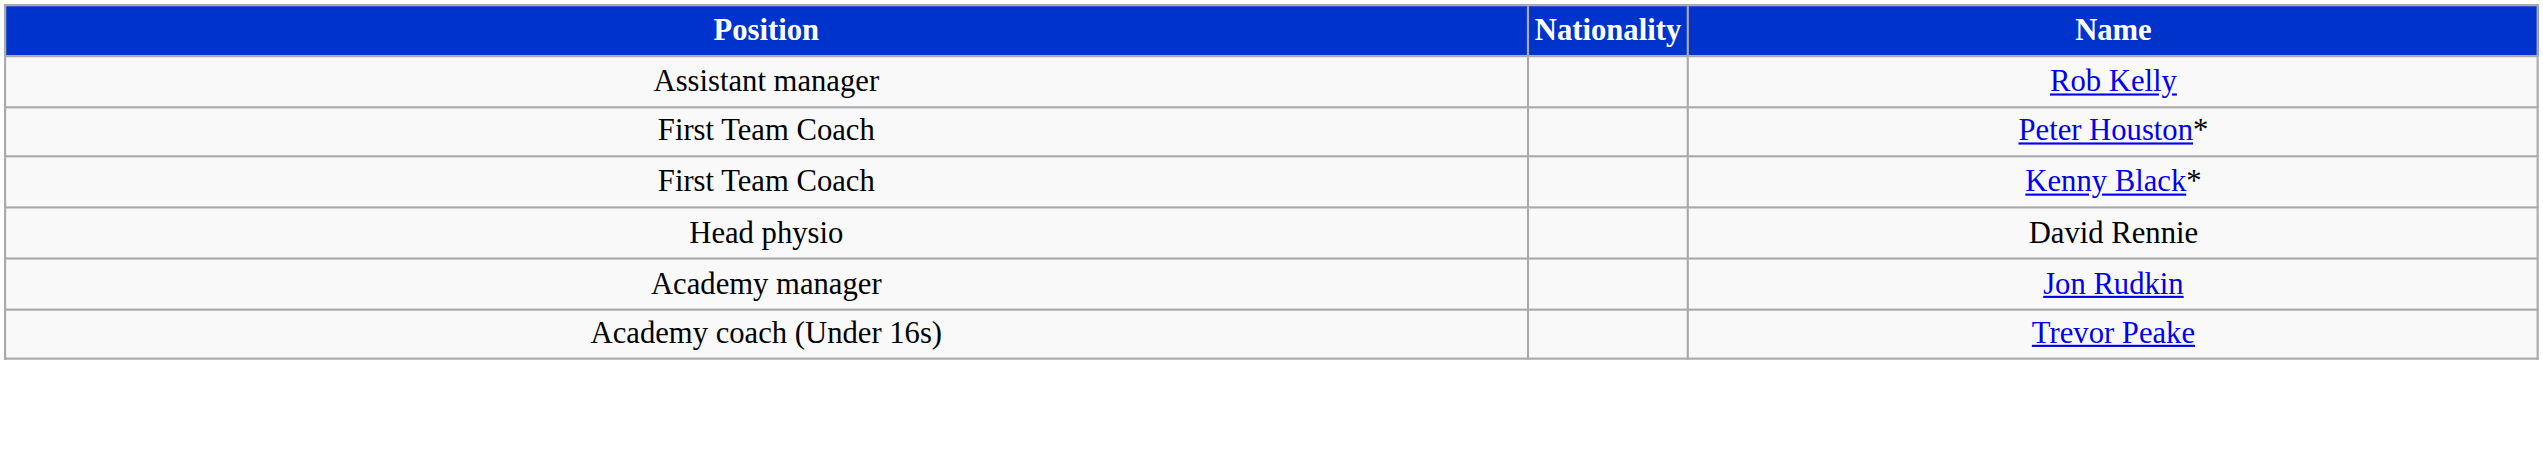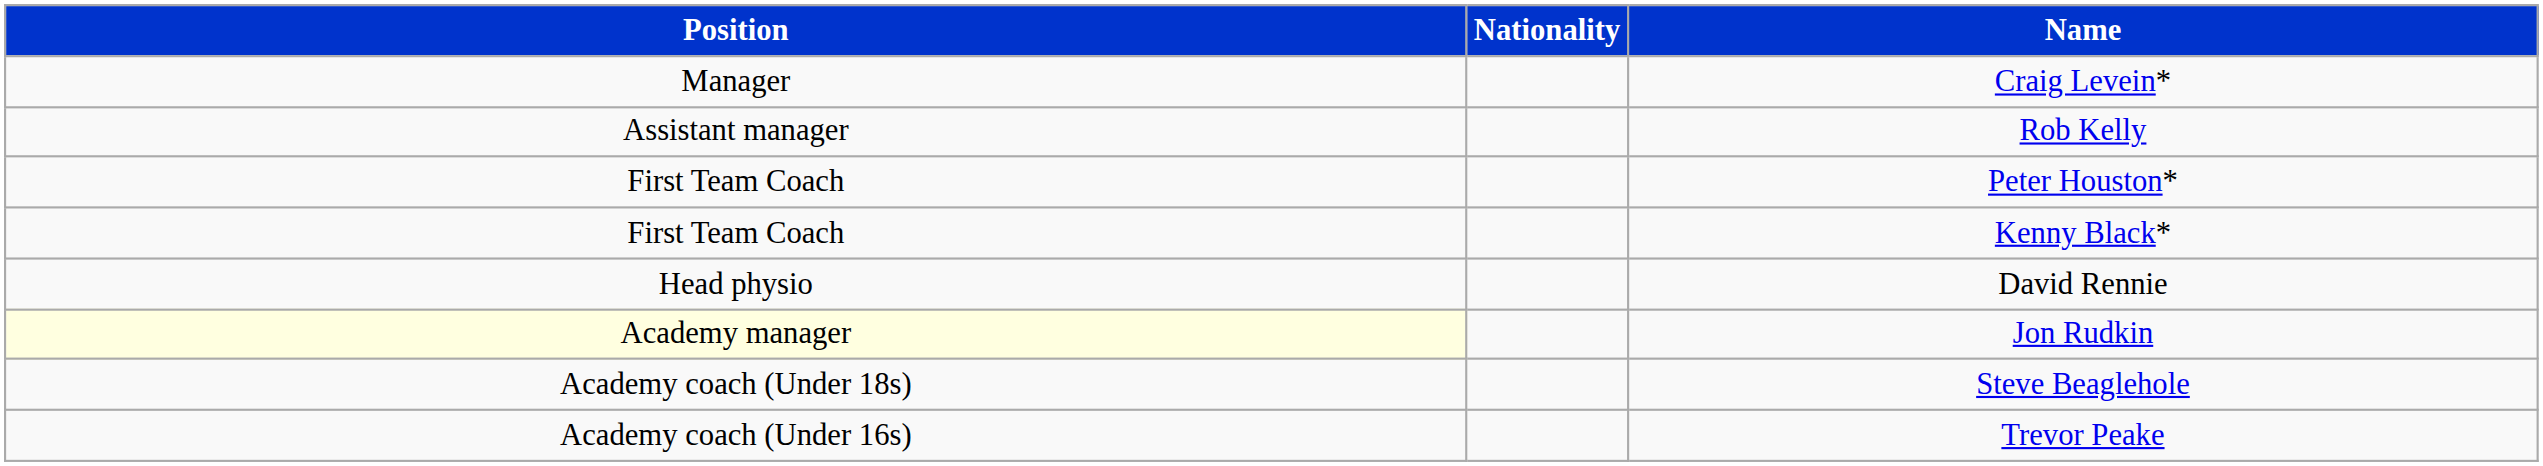+ row: (2083, 80)
(766, 283) no background -> (736, 333) lightyellow background
+ row: (2083, 384)
